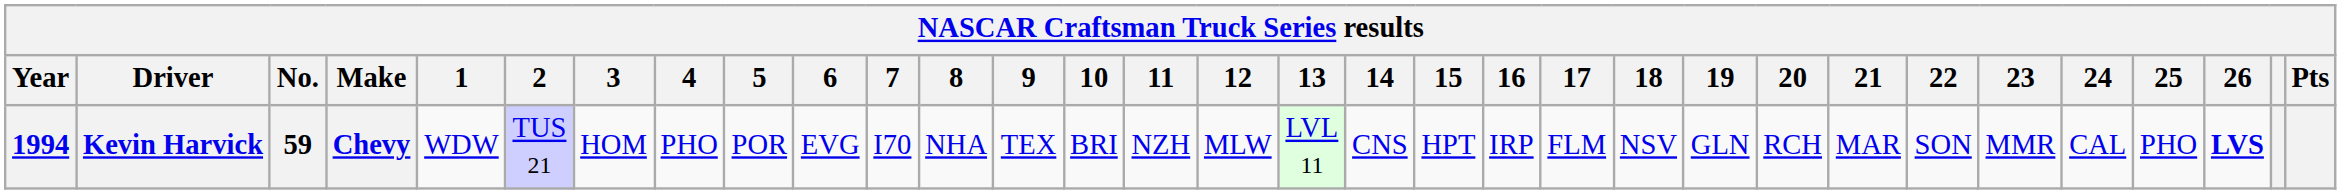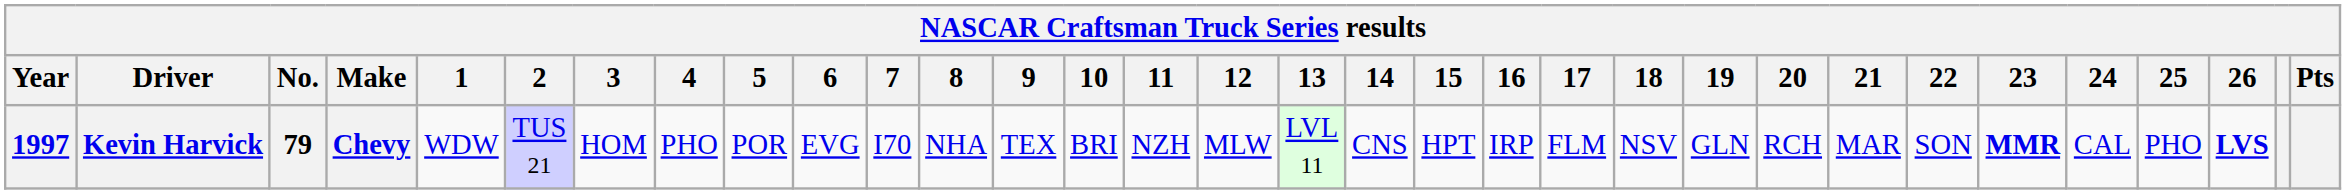(41, 145) 1994 -> (41, 145) 1997
(298, 145) 59 -> (298, 145) 79
(2020, 145) normal -> (2023, 145) bold
